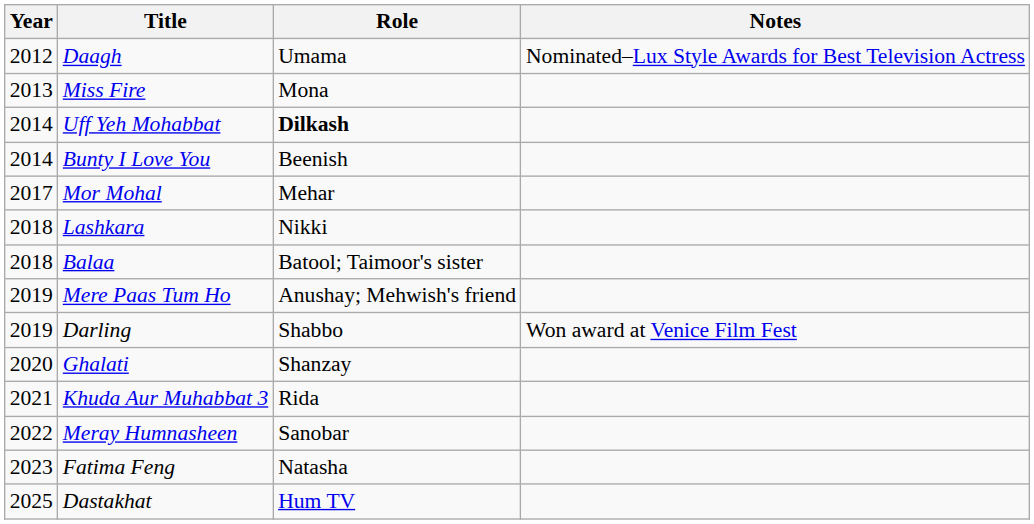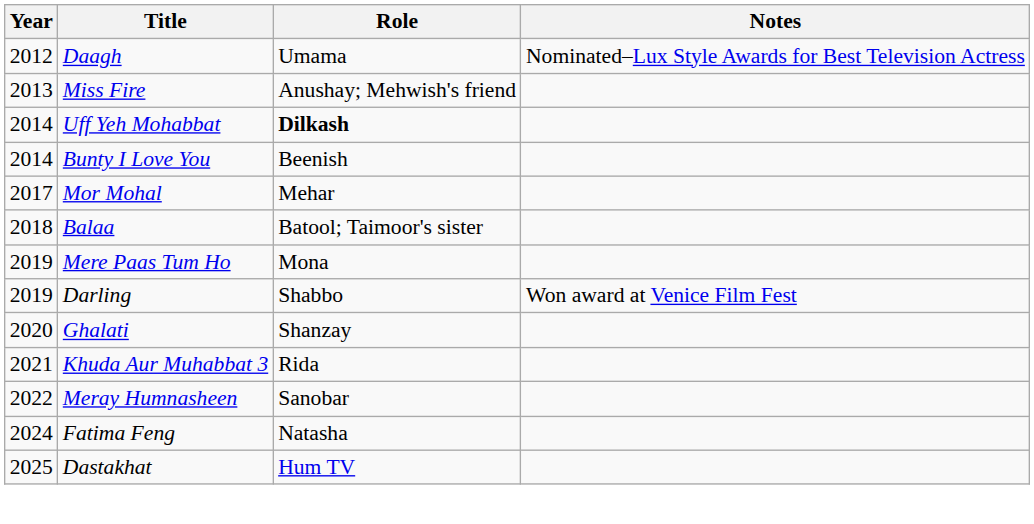(303, 90) Mona -> (397, 90) Anushay; Mehwish's friend
- row: (104, 227)
(397, 295) Anushay; Mehwish's friend -> (303, 261) Mona
(31, 466) 2023 -> (31, 432) 2024
